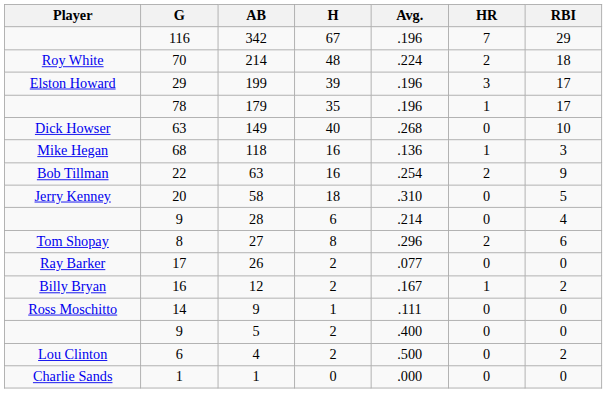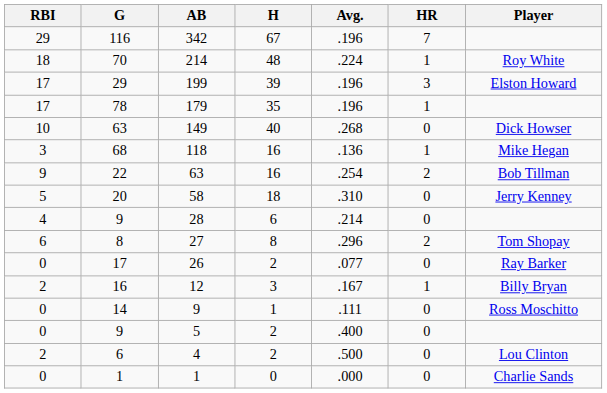columns swapped: (73, 15) <-> (563, 15)
(487, 60) 2 -> (427, 60) 1
(333, 286) 2 -> (273, 286) 3
